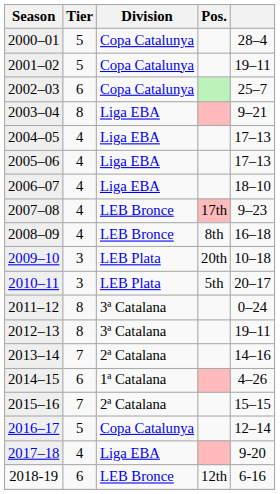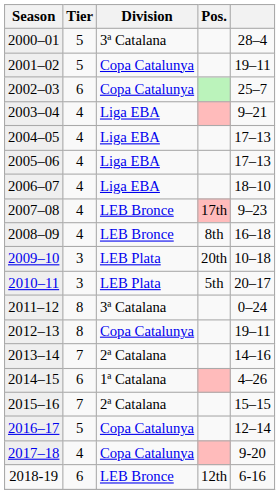(147, 40) Copa Catalunya -> (133, 40) 3ª Catalana
(80, 113) 8 -> (80, 113) 4
(133, 331) 3ª Catalana -> (147, 331) Copa Catalunya
(130, 452) Liga EBA -> (147, 452) Copa Catalunya
